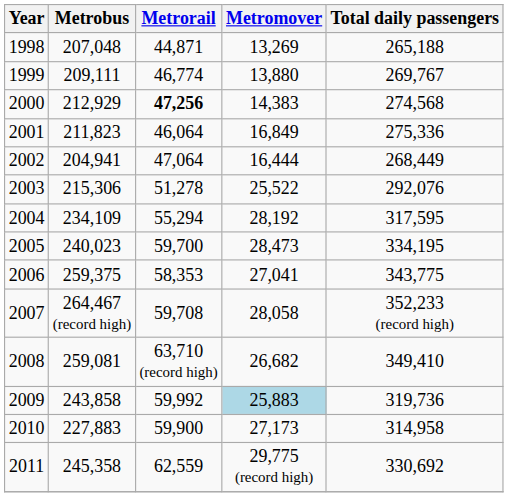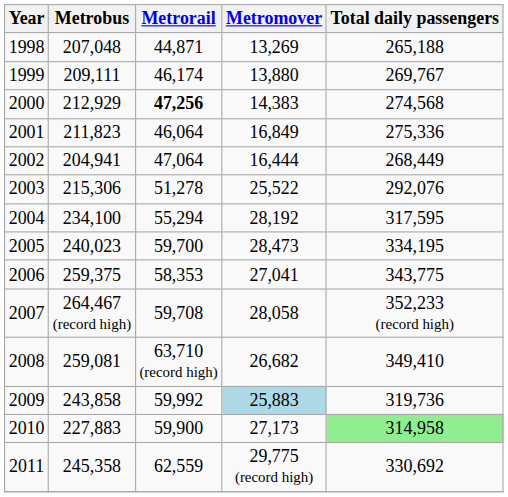(179, 75) 46,774 -> (179, 75) 46,174
(92, 217) 234,109 -> (92, 217) 234,100
(415, 428) no background -> (415, 428) lightgreen background
